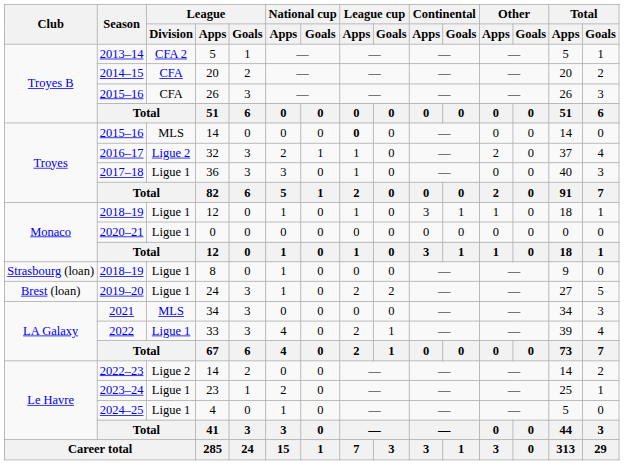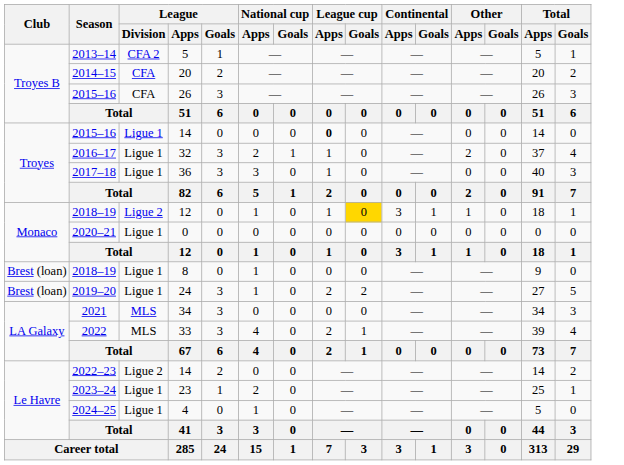(171, 133) MLS -> (144, 133) Ligue 1
(171, 152) Ligue 2 -> (144, 152) Ligue 1
(171, 212) Ligue 1 -> (144, 212) Ligue 2
(391, 212) no background -> (364, 212) gold background
(51, 271) Strasbourg (loan) -> (37, 271) Brest (loan)
(171, 331) Ligue 1 -> (144, 331) MLS
